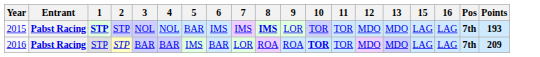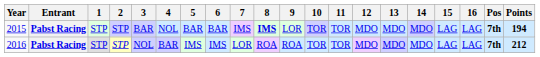+ column: (421, 12)
(100, 29) bold -> (99, 29) normal
(145, 29) NOL -> (144, 29) BAR
(219, 29) IMS -> (218, 29) BAR
(494, 29) 193 -> (519, 29) 194
(145, 45) BAR -> (144, 45) NOL
(219, 45) BAR -> (218, 45) IMS
(319, 45) bold -> (317, 45) normal
(494, 45) 209 -> (519, 45) 212
